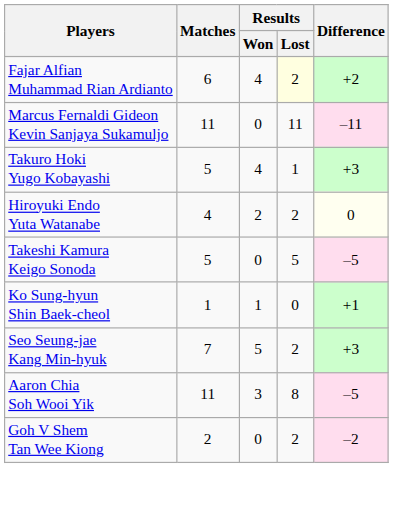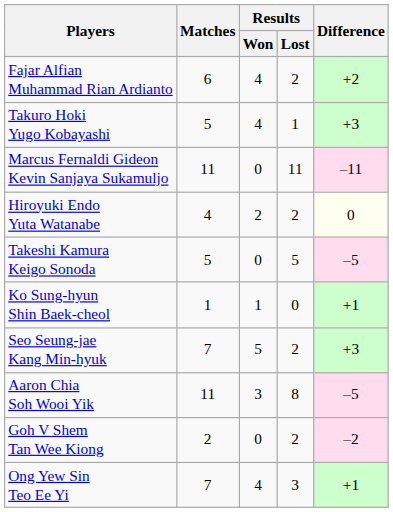(295, 79) lightyellow background -> (295, 79) no background
rows swapped: (88, 124) <-> (59, 169)
+ row: (49, 484)
